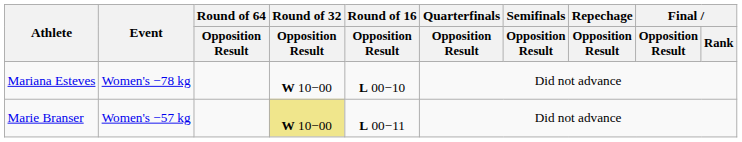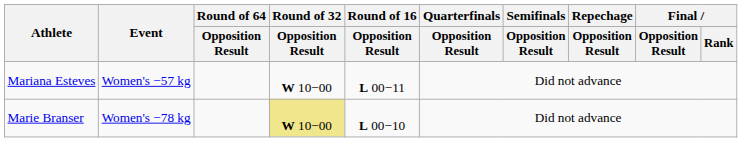(146, 80) Women's −78 kg -> (146, 80) Women's −57 kg
(382, 88) L 00−10 -> (382, 88) L 00−11
(146, 118) Women's −57 kg -> (146, 118) Women's −78 kg
(382, 126) L 00−11 -> (382, 126) L 00−10
